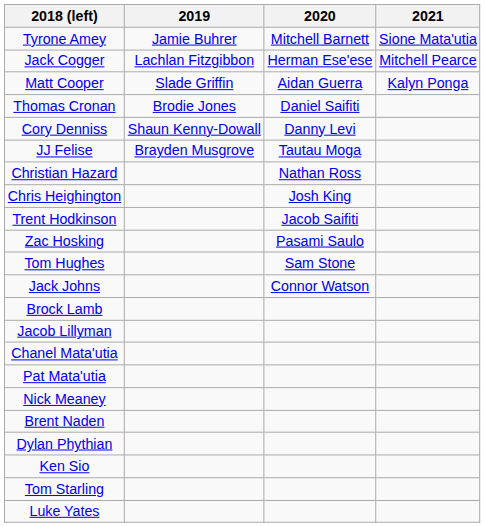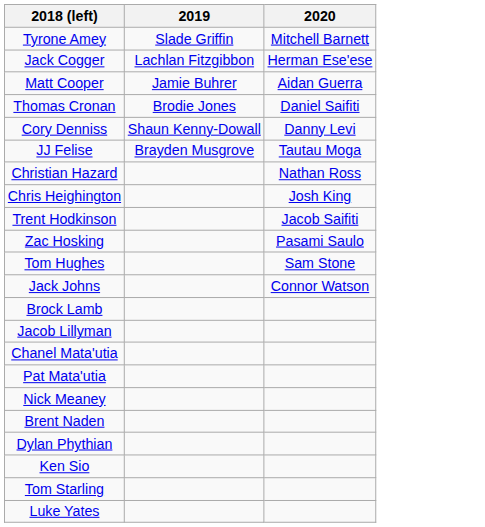- column: (428, 16)
(194, 39) Jamie Buhrer -> (194, 39) Slade Griffin
(194, 84) Slade Griffin -> (194, 84) Jamie Buhrer
